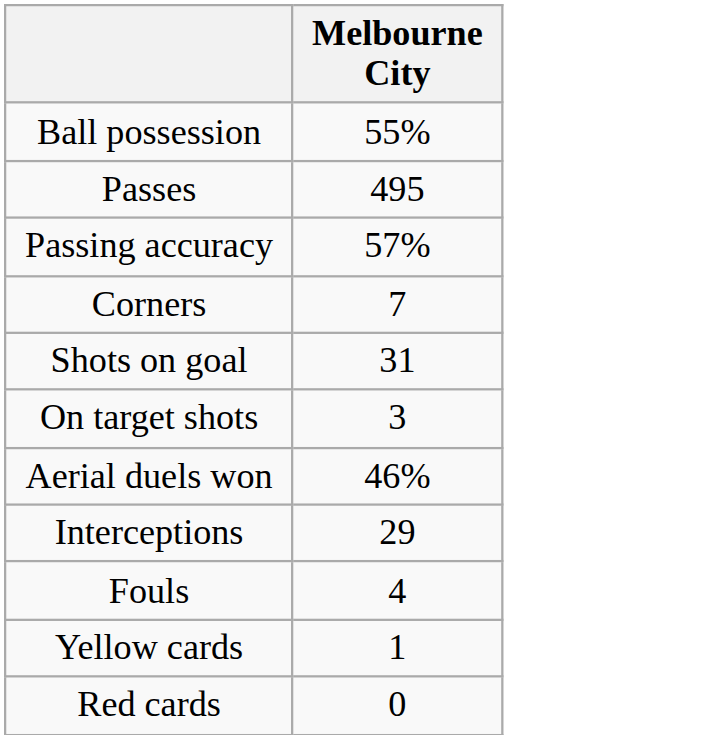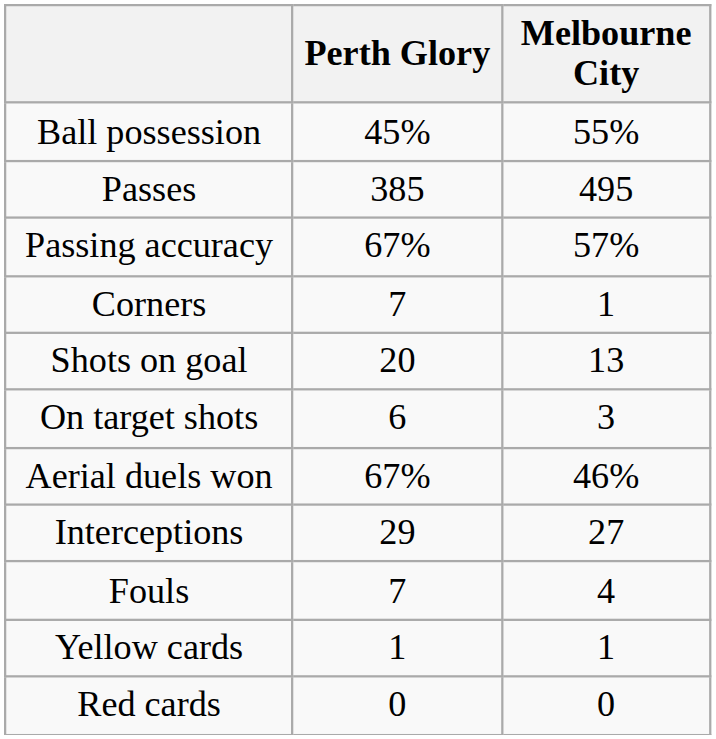+ column: (397, 53)
(397, 303) 7 -> (606, 303) 1
(397, 360) 31 -> (606, 360) 13
(397, 532) 29 -> (606, 532) 27
